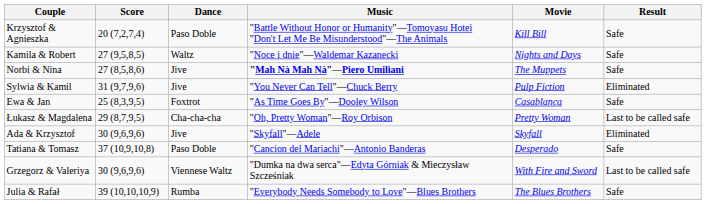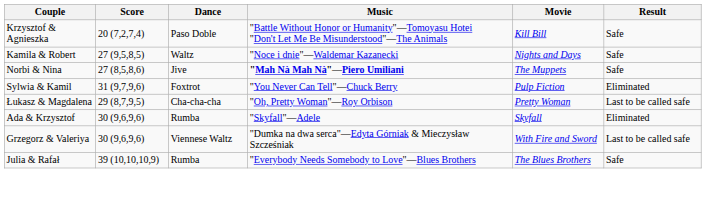(179, 86) Jive -> (185, 86) Foxtrot
- row: (28, 102)
(179, 133) Jive -> (185, 117) Rumba
- row: (43, 149)
